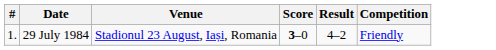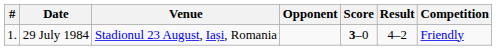+ column: (310, 14)
